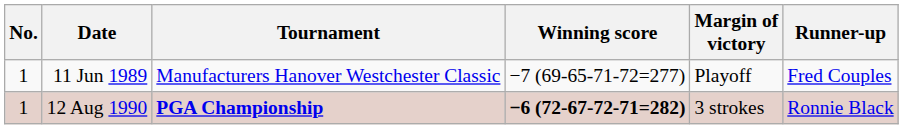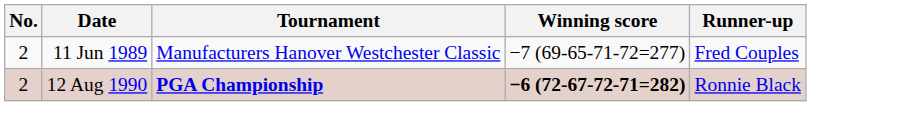- column: (736, 32)
(23, 75) 1 -> (23, 52) 2
(23, 107) 1 -> (23, 84) 2
